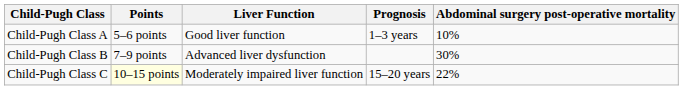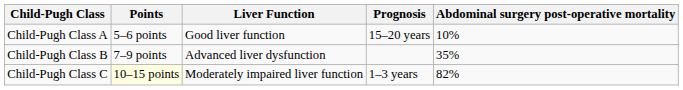(393, 34) 1–3 years -> (400, 34) 15–20 years
(448, 54) 30% -> (448, 54) 35%
(400, 74) 15–20 years -> (393, 74) 1–3 years
(448, 74) 22% -> (448, 74) 82%
